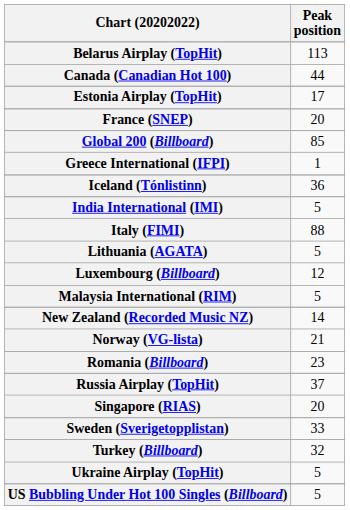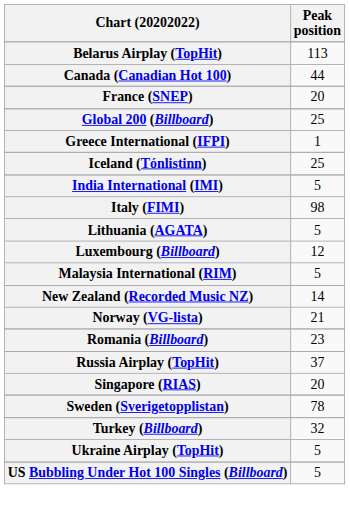- row: (148, 97)
(317, 141) 85 -> (317, 119) 25
(317, 185) 36 -> (317, 163) 25
(317, 229) 88 -> (317, 207) 98
(317, 428) 33 -> (317, 406) 78
